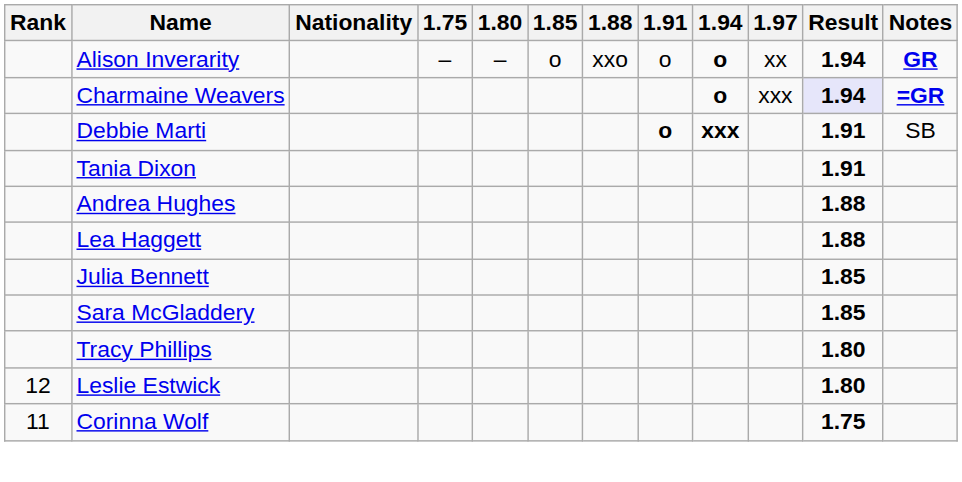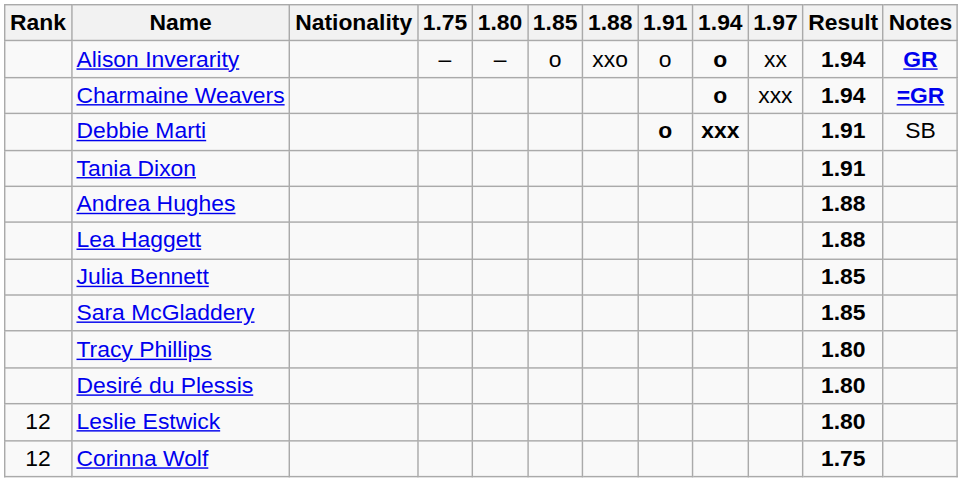(843, 95) lavender background -> (843, 95) no background
+ row: (165, 385)
(38, 421) 11 -> (38, 458) 12
